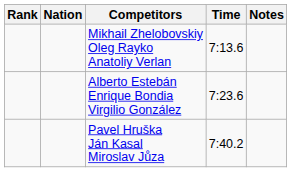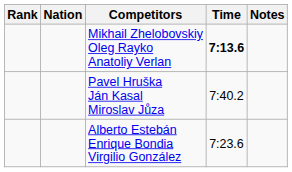(226, 48) normal -> (226, 48) bold
rows swapped: (135, 96) <-> (126, 143)
